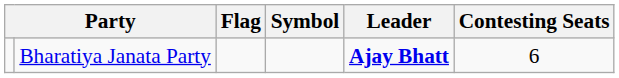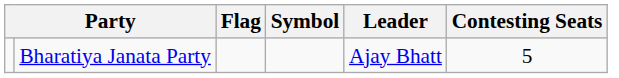(399, 55) bold -> (395, 55) normal
(534, 55) 6 -> (527, 55) 5
